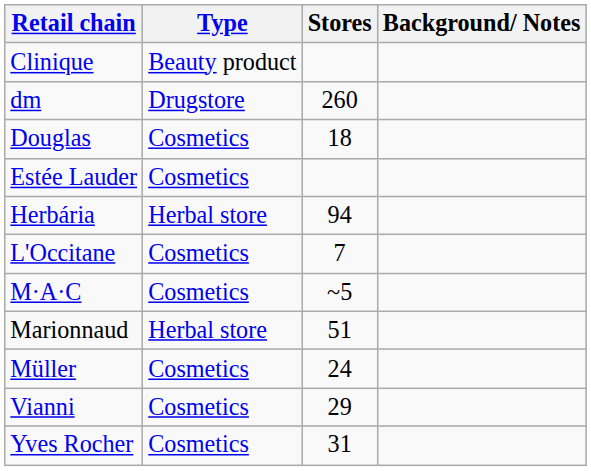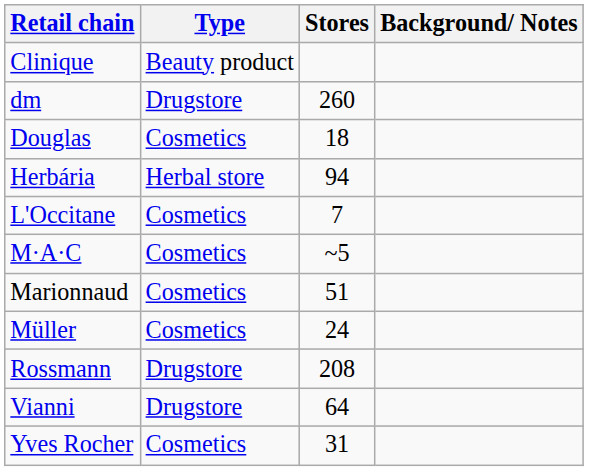- row: (74, 176)
(208, 330) Herbal store -> (196, 291) Cosmetics
+ row: (61, 368)
(199, 406) Cosmetics -> (194, 406) Drugstore
(340, 406) 29 -> (337, 406) 64
